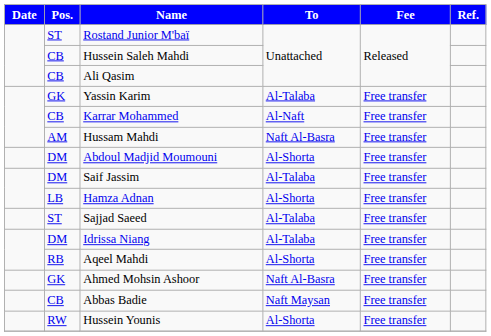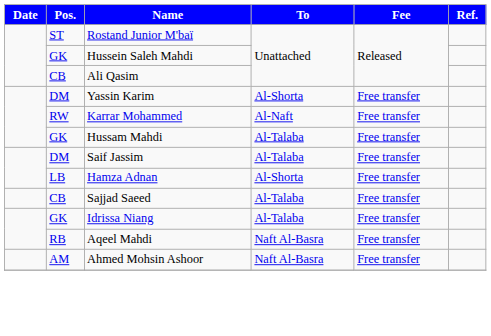(56, 55) CB -> (58, 55) GK
(56, 95) GK -> (59, 95) DM
(290, 95) Al-Talaba -> (279, 95) Al-Shorta
(56, 116) CB -> (59, 116) RW
(57, 136) AM -> (58, 136) GK
(300, 136) Naft Al-Basra -> (279, 136) Al-Talaba
- row: (150, 157)
(55, 218) ST -> (58, 198) CB
(57, 238) DM -> (58, 218) GK
(290, 259) Al-Shorta -> (289, 238) Naft Al-Basra
(56, 279) GK -> (59, 259) AM
- row: (115, 300)
- row: (122, 320)
